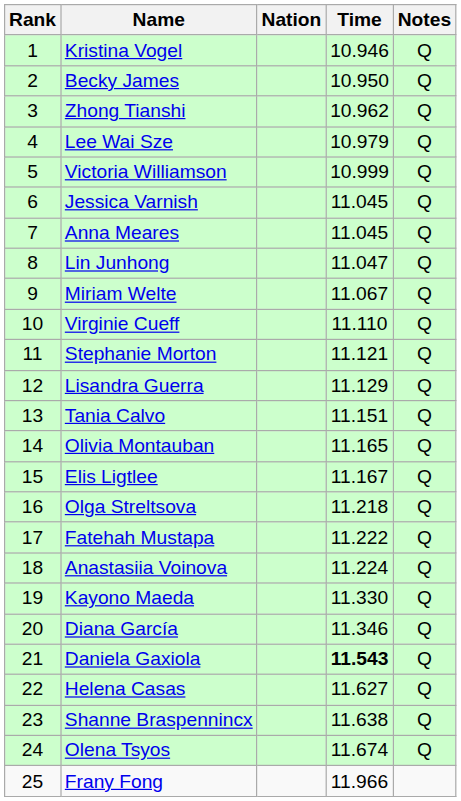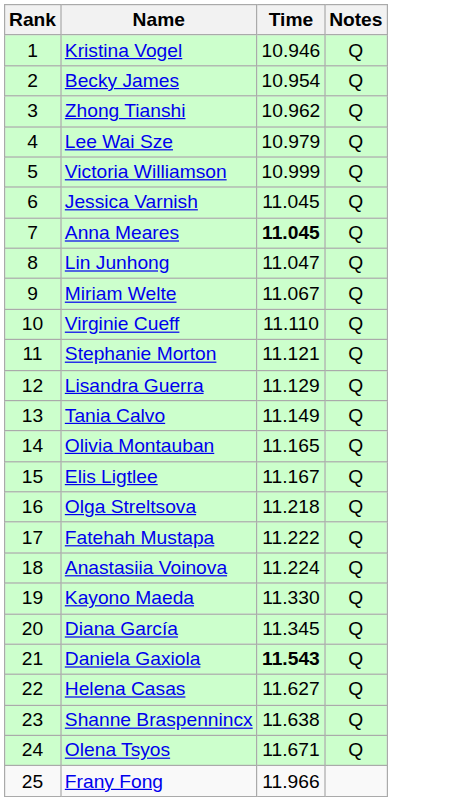- column: (291, 19)
(360, 80) 10.950 -> (291, 80) 10.954
(360, 232) normal -> (291, 232) bold
(360, 415) 11.151 -> (291, 415) 11.149
(360, 628) 11.346 -> (291, 628) 11.345
(360, 750) 11.674 -> (291, 750) 11.671
